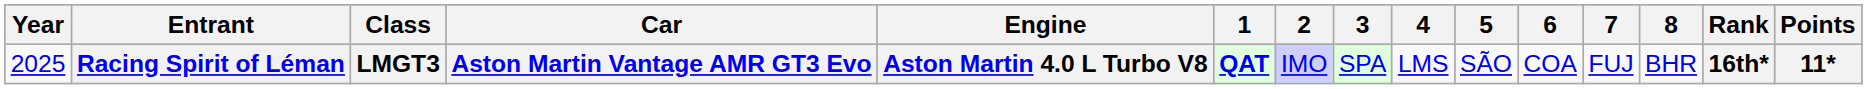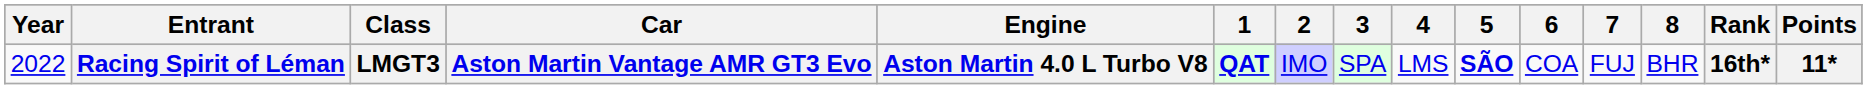(38, 64) 2025 -> (38, 64) 2022
(1486, 64) normal -> (1487, 64) bold
